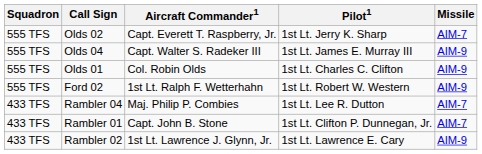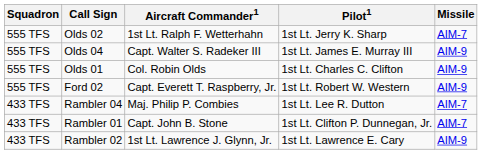(202, 34) Capt. Everett T. Raspberry, Jr. -> (195, 34) 1st Lt. Ralph F. Wetterhahn
(195, 87) 1st Lt. Ralph F. Wetterhahn -> (202, 87) Capt. Everett T. Raspberry, Jr.
